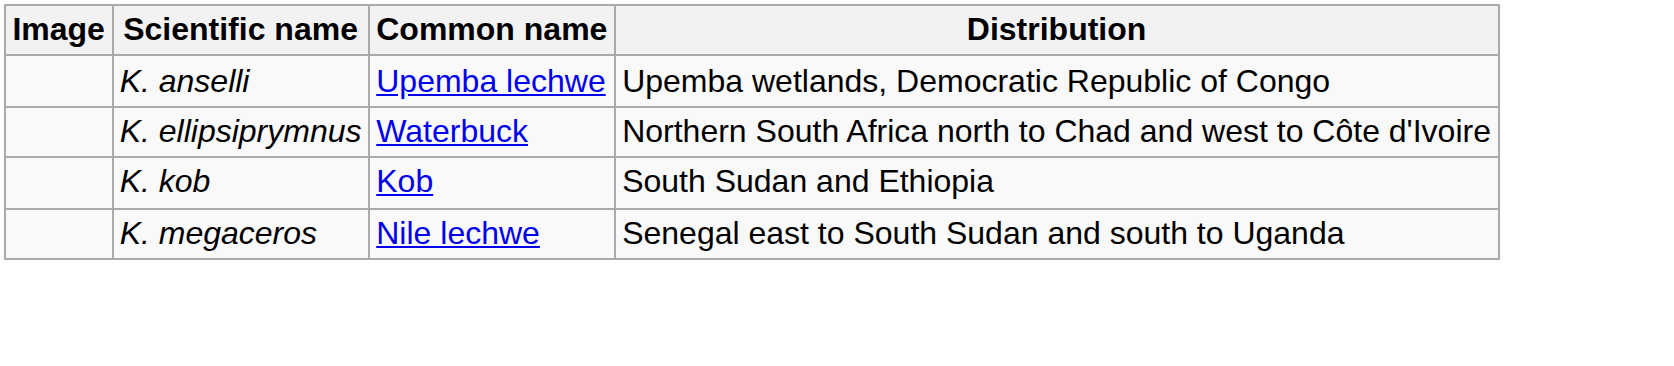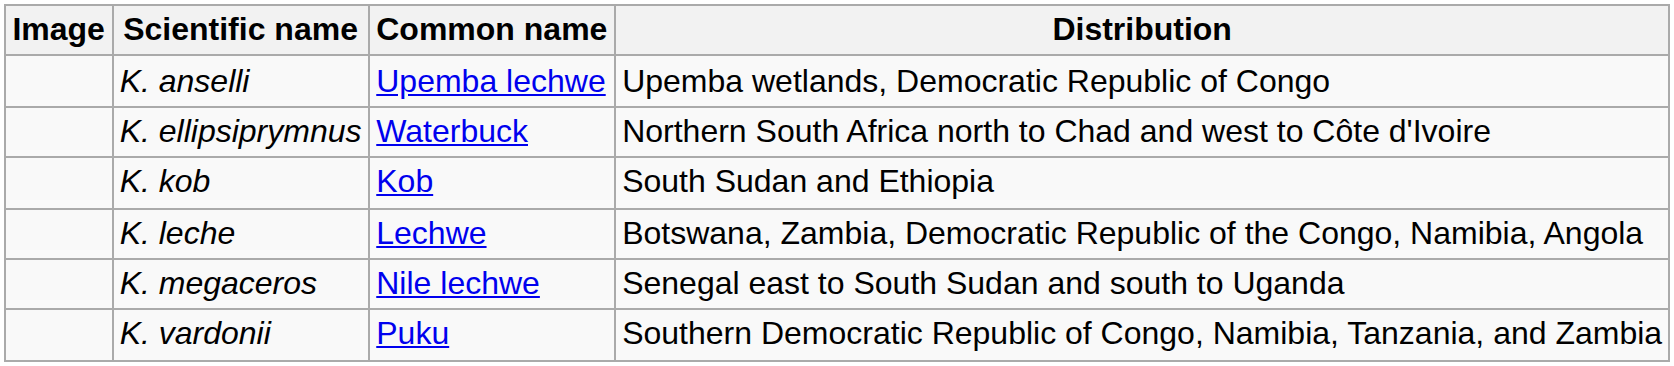+ row: (177, 232)
+ row: (195, 334)
